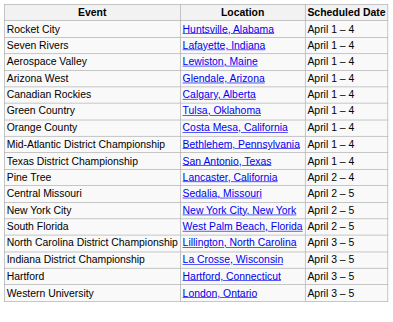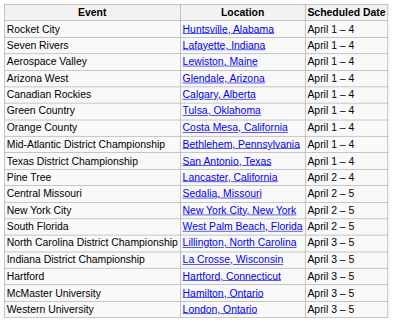+ row: (54, 293)
